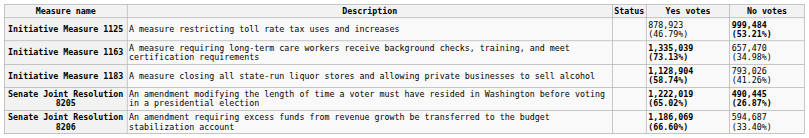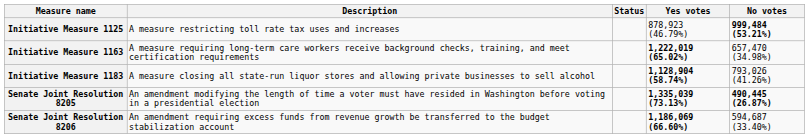(671, 53) 1,335,039 (73.13%) -> (671, 53) 1,222,019 (65.02%)
(671, 99) 1,222,019 (65.02%) -> (671, 99) 1,335,039 (73.13%)
